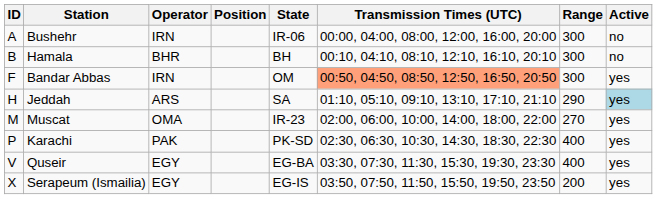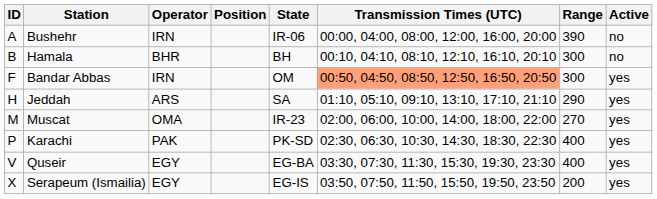(573, 36) 300 -> (573, 36) 390
(619, 99) lightblue background -> (619, 99) no background
